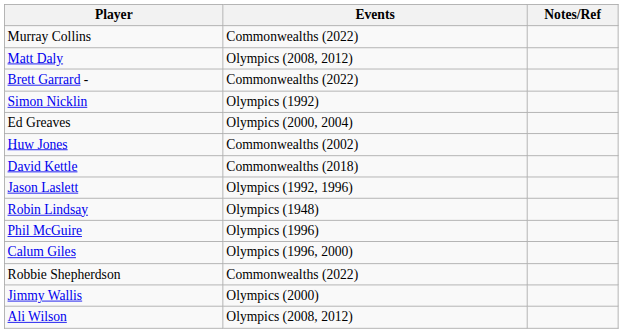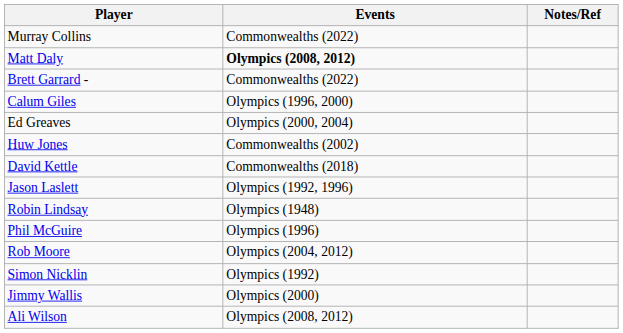(290, 58) normal -> (291, 58) bold
rows swapped: (42, 252) <-> (47, 101)
+ row: (39, 252)
- row: (64, 274)
